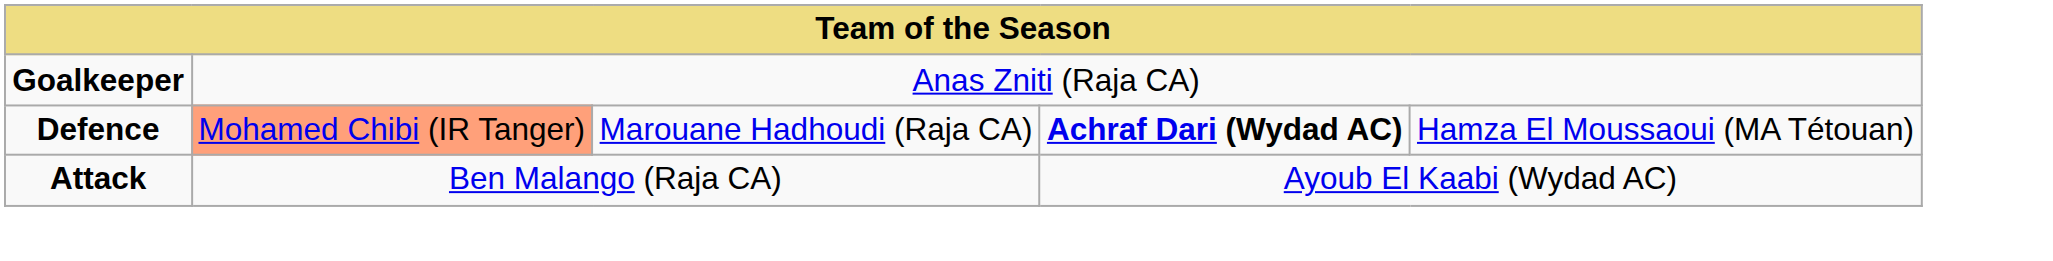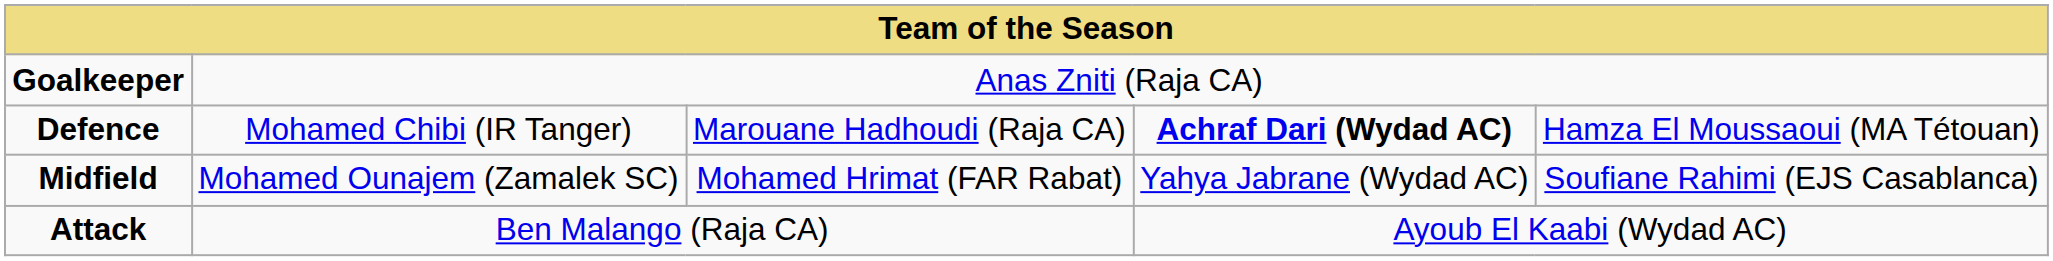(392, 129) lightsalmon background -> (438, 129) no background
+ row: (98, 179)
